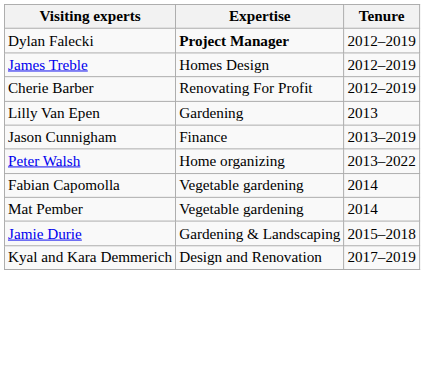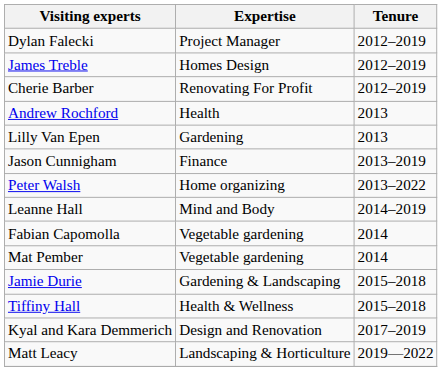(234, 40) bold -> (230, 40) normal
+ row: (63, 112)
+ row: (45, 209)
+ row: (44, 305)
+ row: (43, 354)
